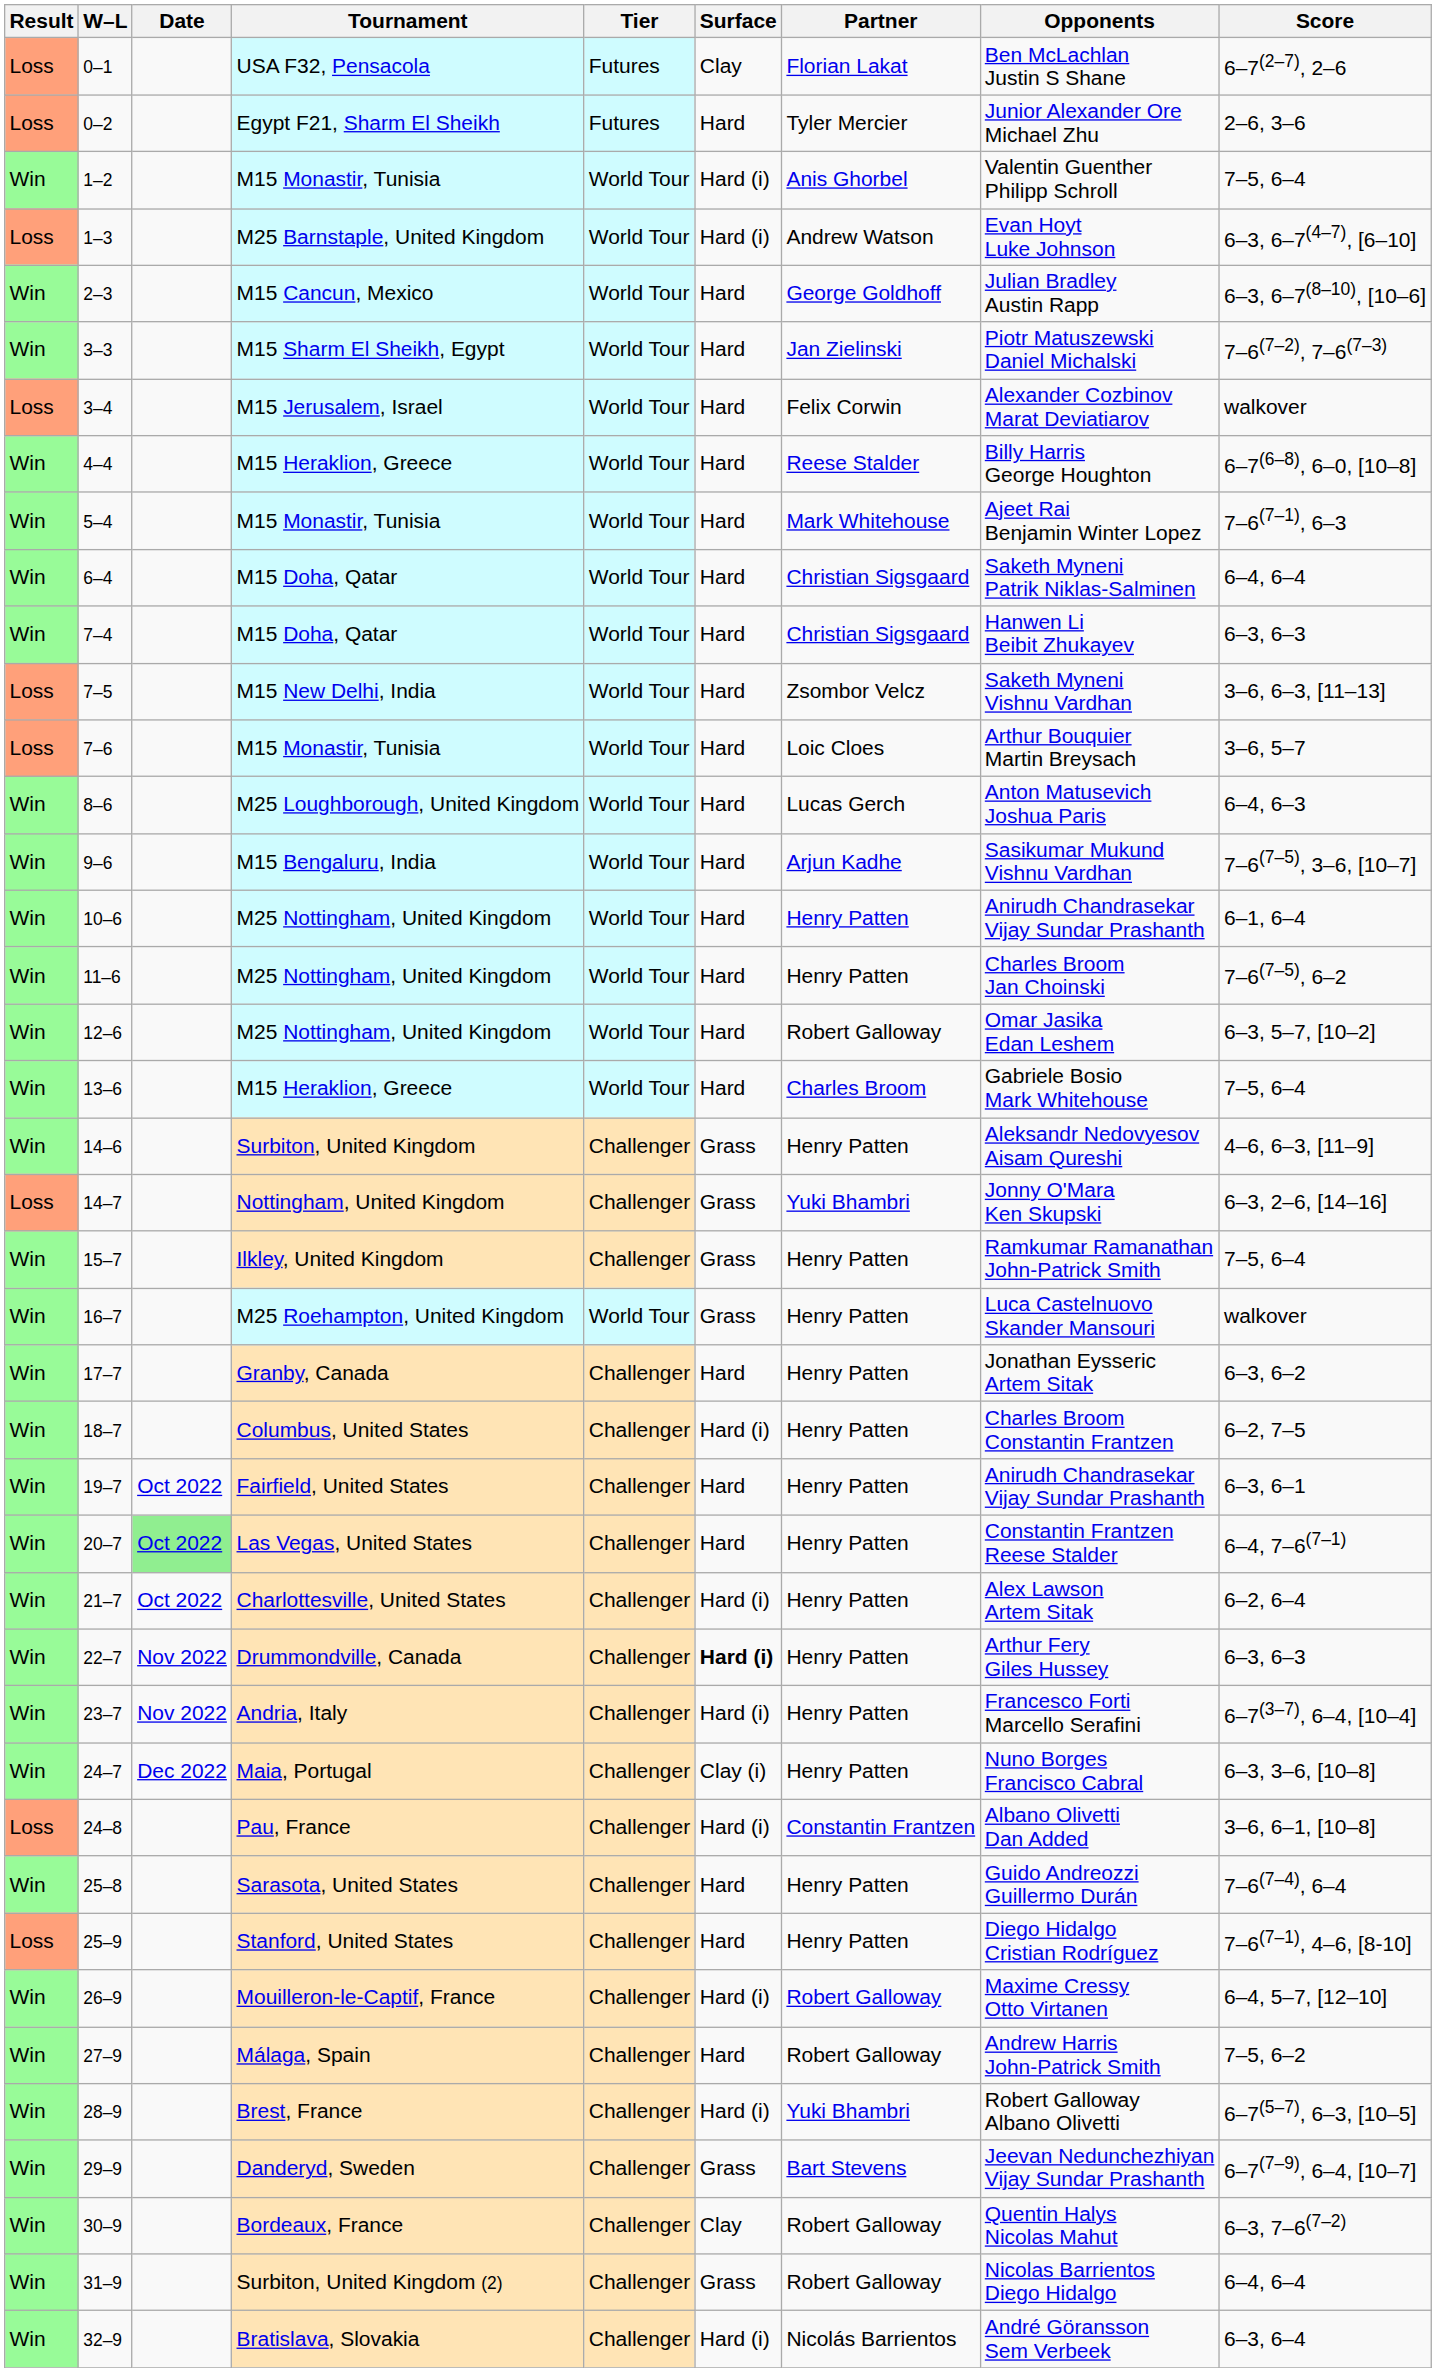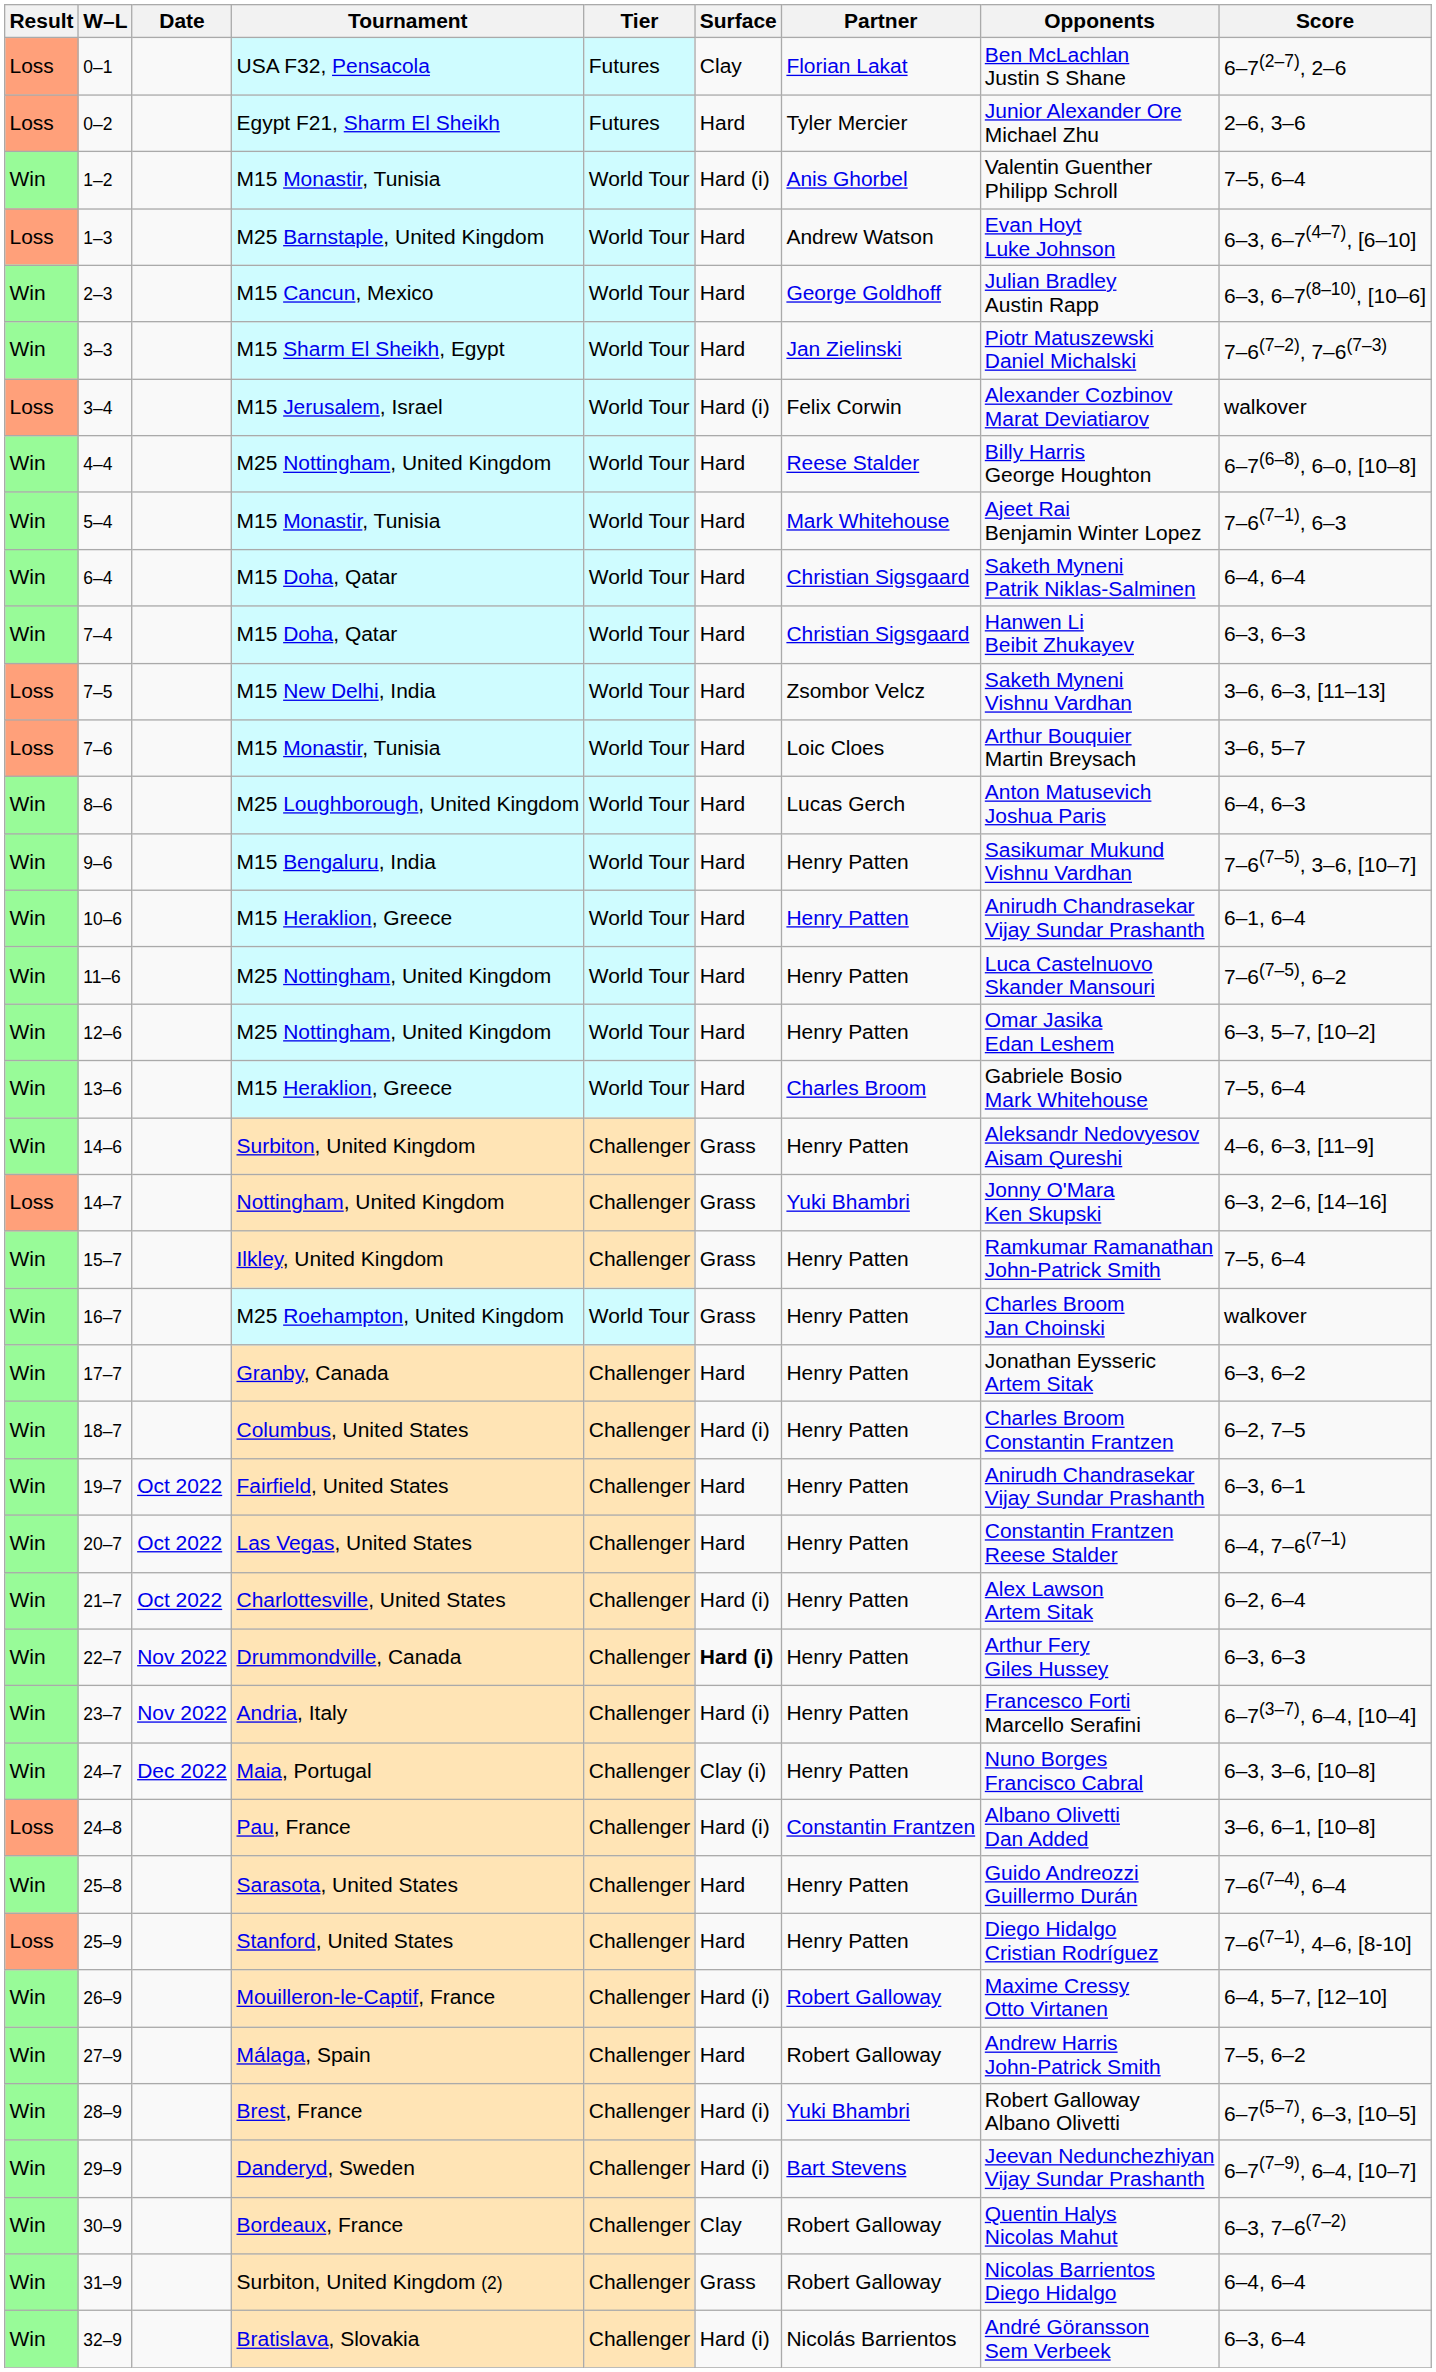(735, 236) Hard (i) -> (723, 236) Hard
(723, 407) Hard -> (735, 407) Hard (i)
(344, 463) M15 Heraklion, Greece -> (394, 463) M25 Nottingham, United Kingdom
(844, 861) Arjun Kadhe -> (848, 861) Henry Patten
(394, 918) M25 Nottingham, United Kingdom -> (344, 918) M15 Heraklion, Greece
(1055, 975) Charles Broom Jan Choinski -> (1070, 975) Luca Castelnuovo Skander Mansouri
(864, 1032) Robert Galloway -> (848, 1032) Henry Patten
(1070, 1316) Luca Castelnuovo Skander Mansouri -> (1055, 1316) Charles Broom Jan Choinski
(180, 1543) lightgreen background -> (180, 1543) no background
(728, 2168) Grass -> (735, 2168) Hard (i)
